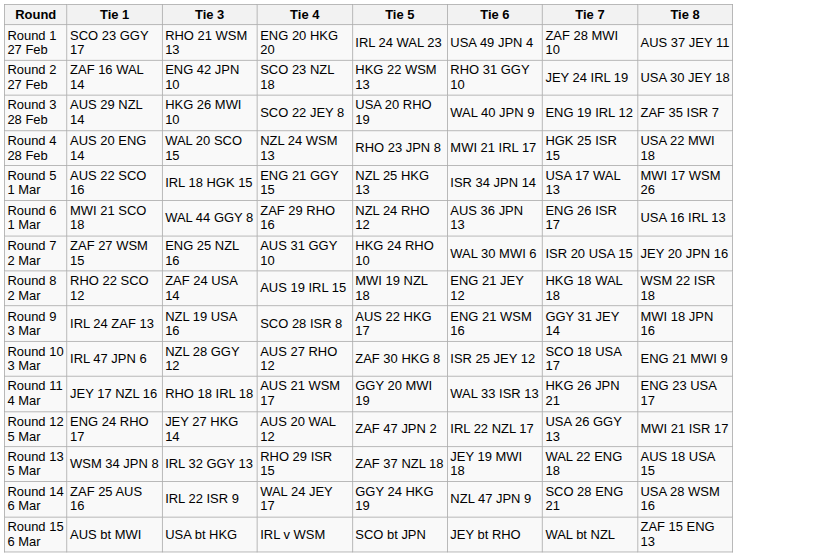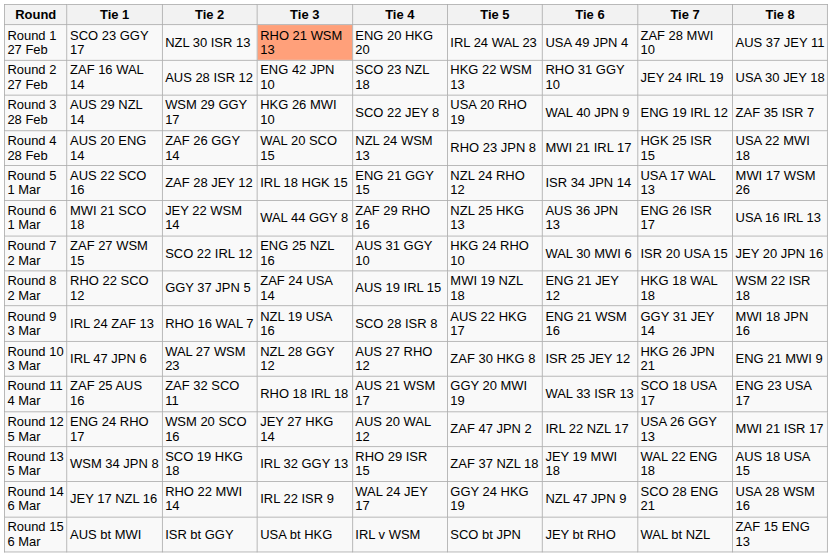+ column: (210, 14)
(206, 42) no background -> (301, 42) lightsalmon background
(392, 183) NZL 25 HKG 13 -> (488, 183) NZL 24 RHO 12
(392, 218) NZL 24 RHO 12 -> (487, 218) NZL 25 HKG 13
(584, 358) SCO 18 USA 17 -> (678, 358) HKG 26 JPN 21
(114, 393) JEY 17 NZL 16 -> (106, 393) ZAF 25 AUS 16
(583, 393) HKG 26 JPN 21 -> (679, 393) SCO 18 USA 17
(106, 499) ZAF 25 AUS 16 -> (114, 499) JEY 17 NZL 16
